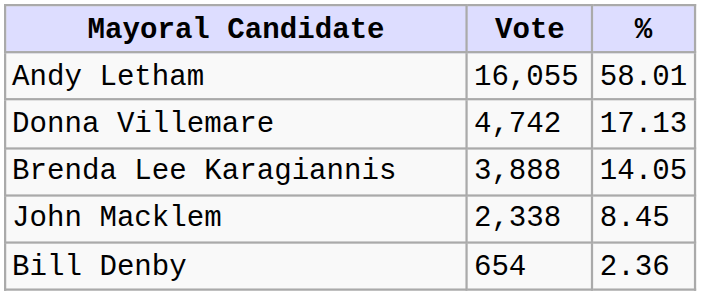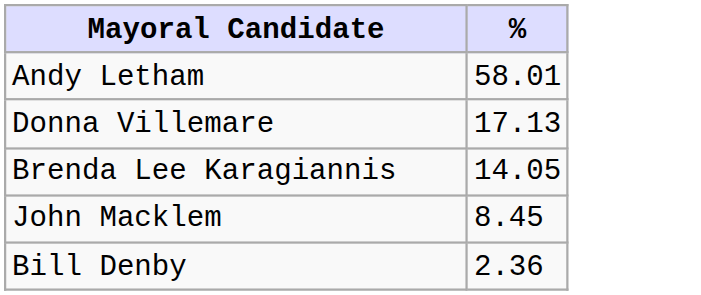- column: (530, 29)
